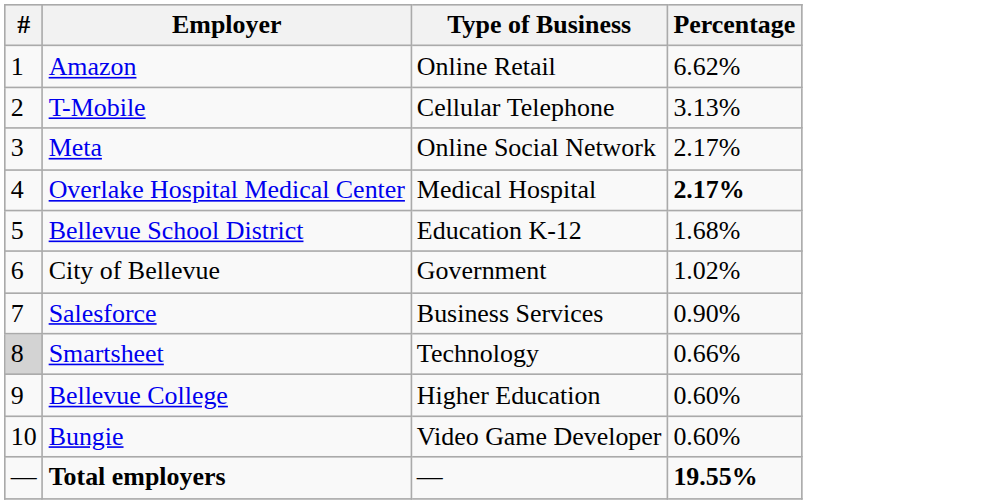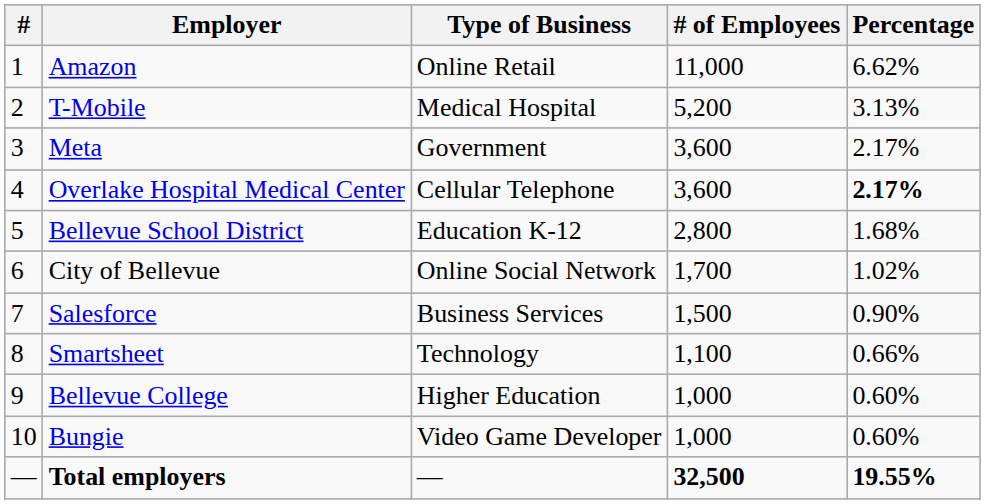+ column: (757, 25)
(516, 107) Cellular Telephone -> (506, 107) Medical Hospital
(536, 148) Online Social Network -> (482, 148) Government
(506, 189) Medical Hospital -> (516, 189) Cellular Telephone
(482, 271) Government -> (536, 271) Online Social Network
(17, 353) lightgrey background -> (17, 353) no background
